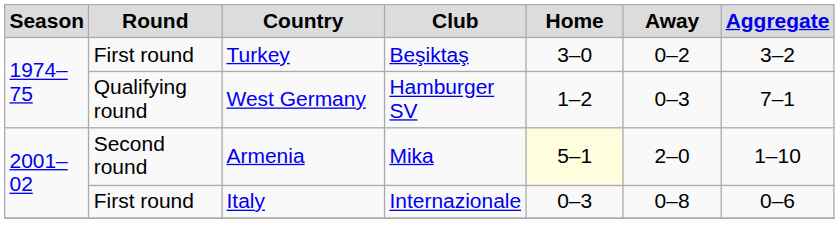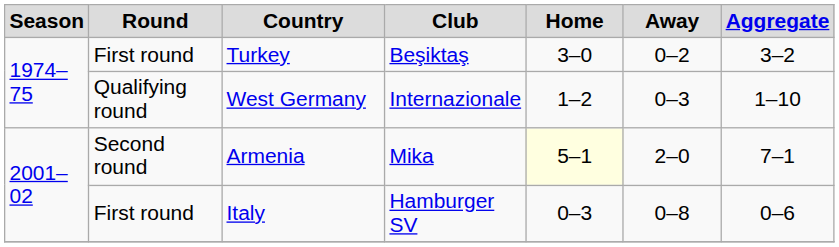(442, 99) Hamburger SV -> (455, 99) Internazionale
(777, 99) 7–1 -> (777, 99) 1–10
(777, 156) 1–10 -> (777, 156) 7–1
(455, 201) Internazionale -> (442, 213) Hamburger SV
